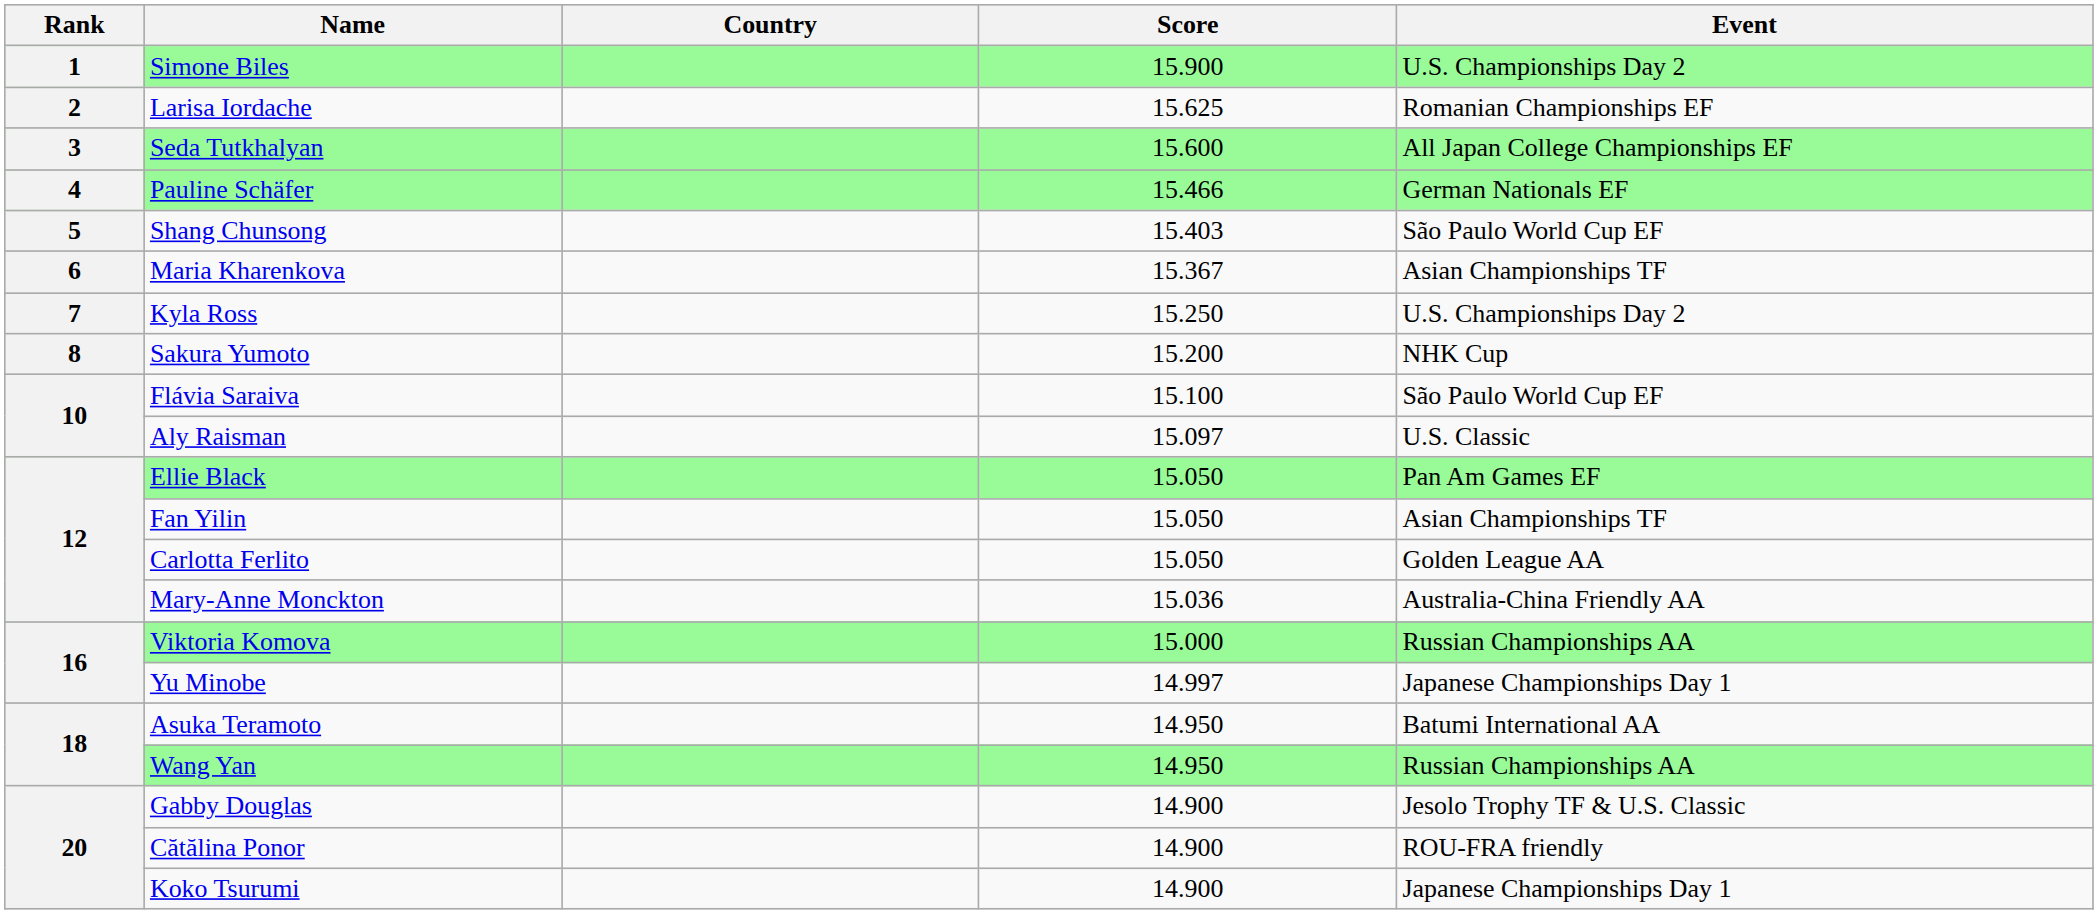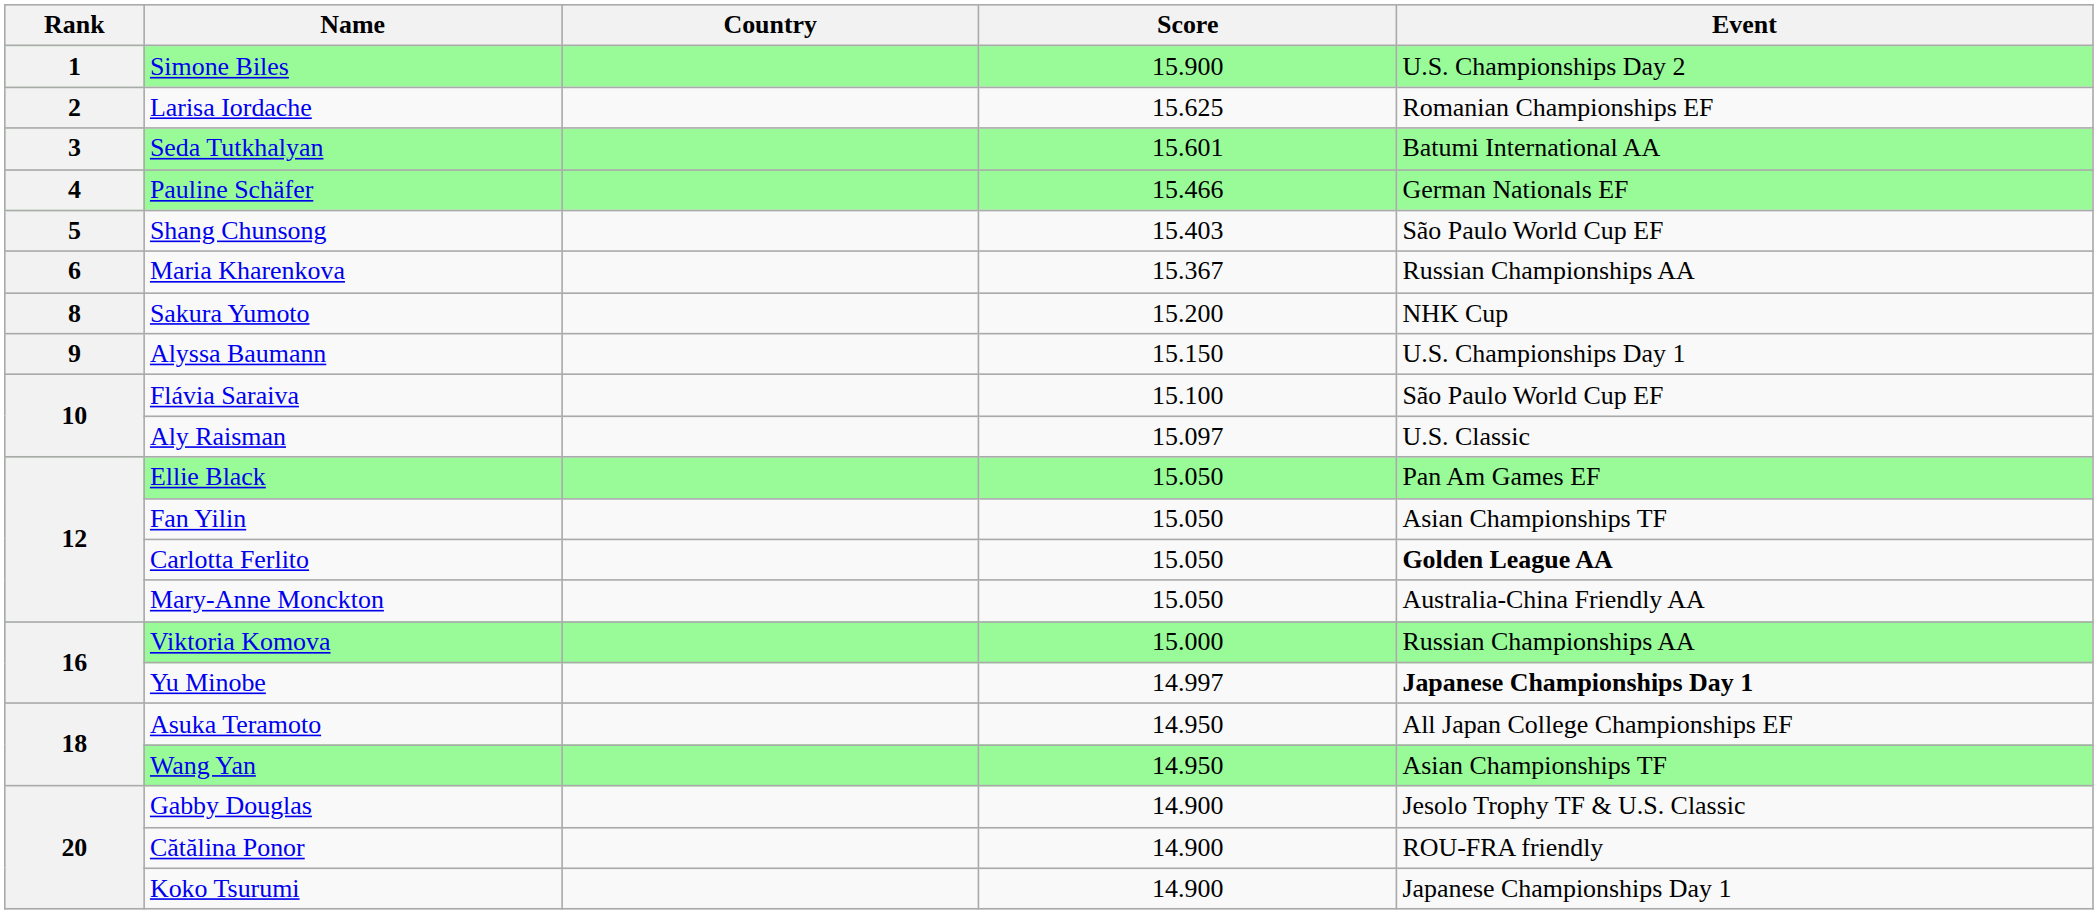(1188, 148) 15.600 -> (1188, 148) 15.601
(1598, 148) All Japan College Championships EF -> (1531, 148) Batumi International AA
(1535, 271) Asian Championships TF -> (1549, 271) Russian Championships AA
- row: (204, 312)
+ row: (238, 353)
(1503, 559) normal -> (1508, 559) bold
(1188, 600) 15.036 -> (1188, 600) 15.050
(1567, 682) normal -> (1578, 682) bold
(1531, 723) Batumi International AA -> (1598, 723) All Japan College Championships EF
(1549, 764) Russian Championships AA -> (1535, 764) Asian Championships TF
